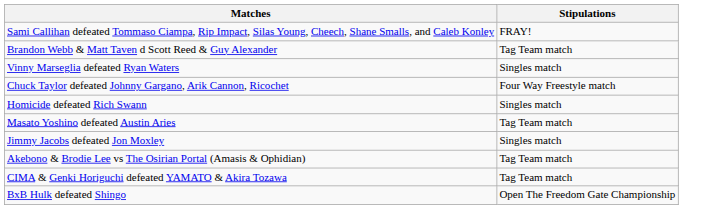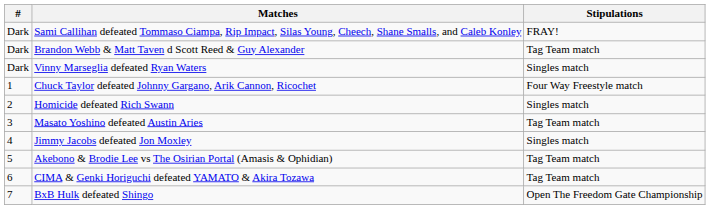+ column: (18, 13)
